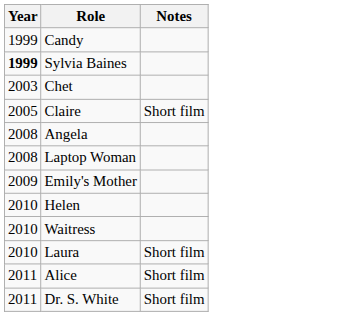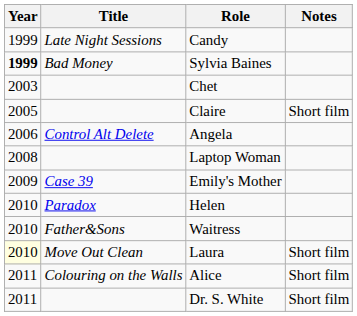+ column: (113, 16)
(23, 134) 2008 -> (23, 134) 2006
(23, 252) no background -> (23, 252) lightyellow background
